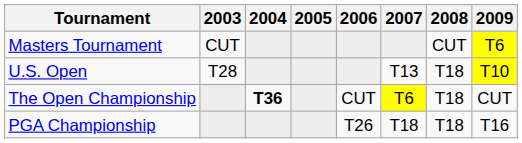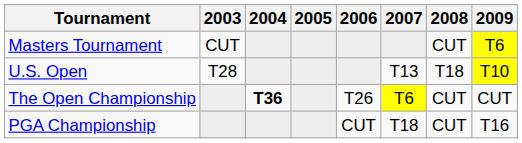(359, 98) CUT -> (359, 98) T26
(449, 98) T18 -> (449, 98) CUT
(359, 125) T26 -> (359, 125) CUT
(449, 125) T18 -> (449, 125) CUT
